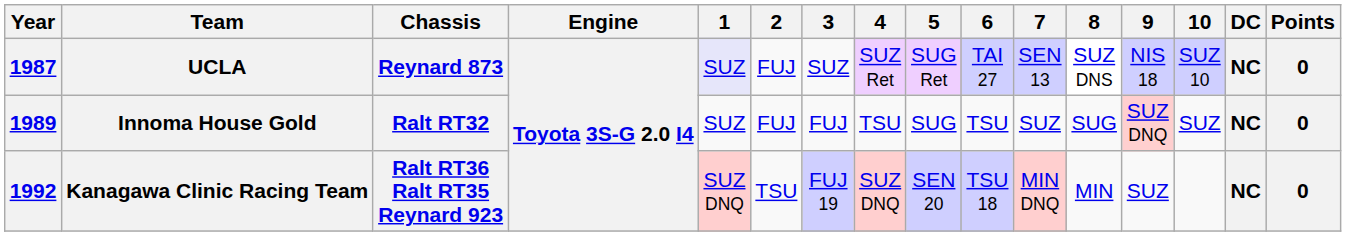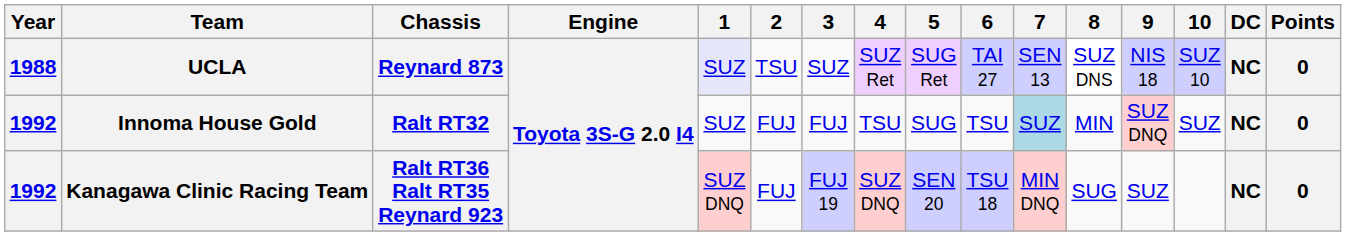(33, 67) 1987 -> (33, 67) 1988
(776, 67) FUJ -> (776, 67) TSU
(33, 123) 1989 -> (33, 123) 1992
(1040, 123) no background -> (1040, 123) lightblue background
(1094, 123) SUG -> (1094, 123) MIN
(776, 191) TSU -> (776, 191) FUJ
(1094, 191) MIN -> (1094, 191) SUG
